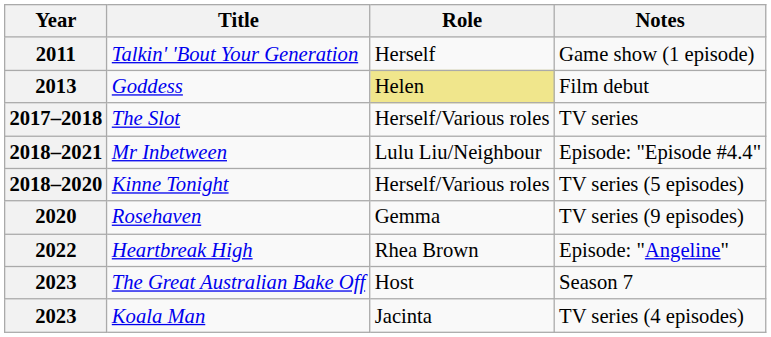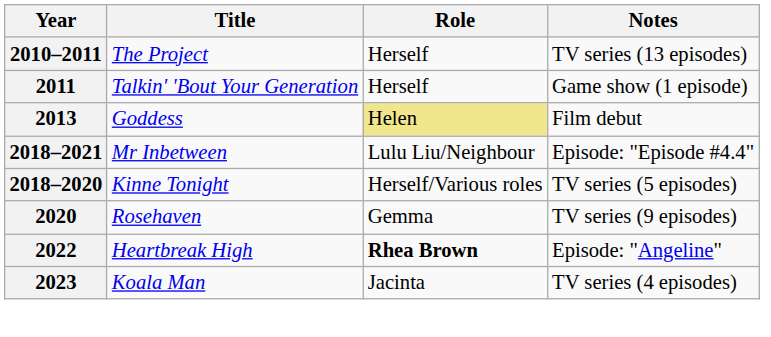+ row: (56, 53)
- row: (56, 119)
(427, 250) normal -> (423, 250) bold
- row: (56, 282)
